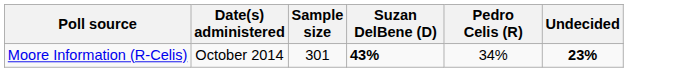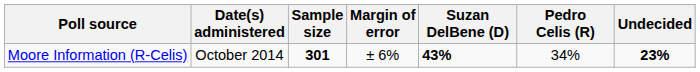+ column: (383, 24)
(317, 55) normal -> (317, 55) bold
